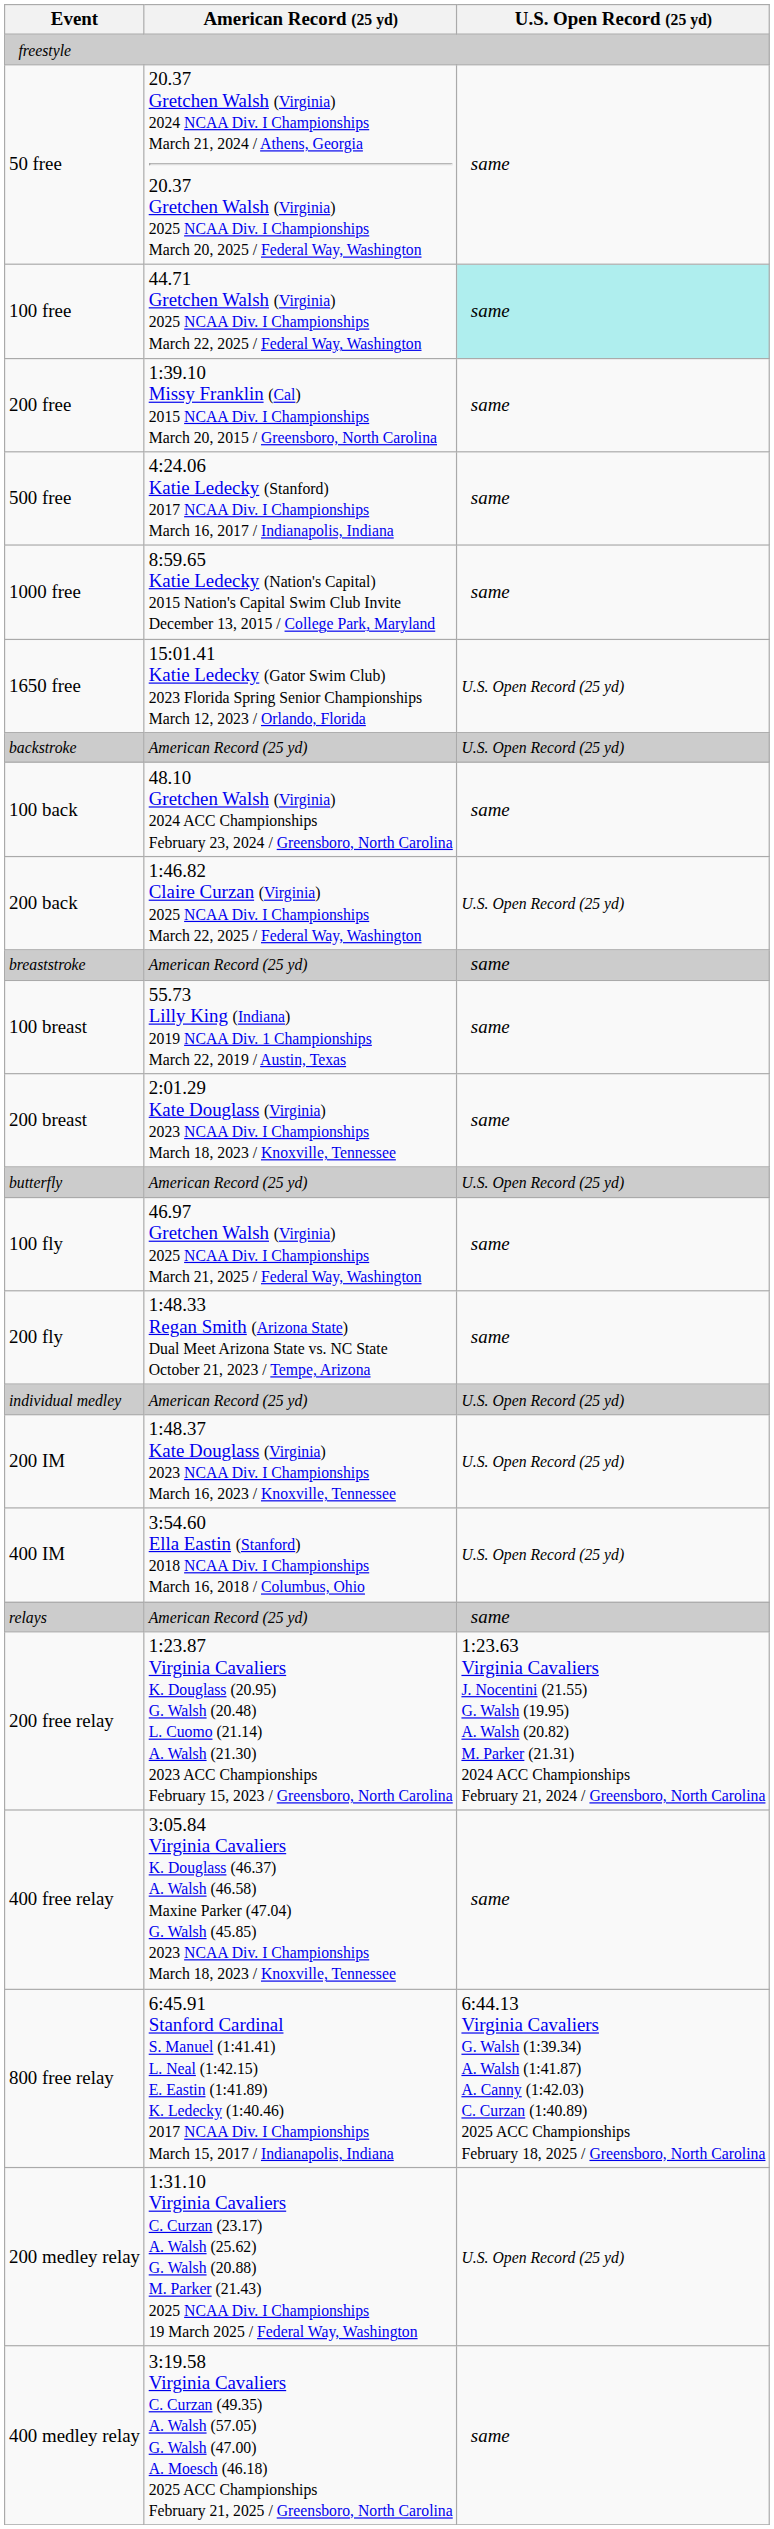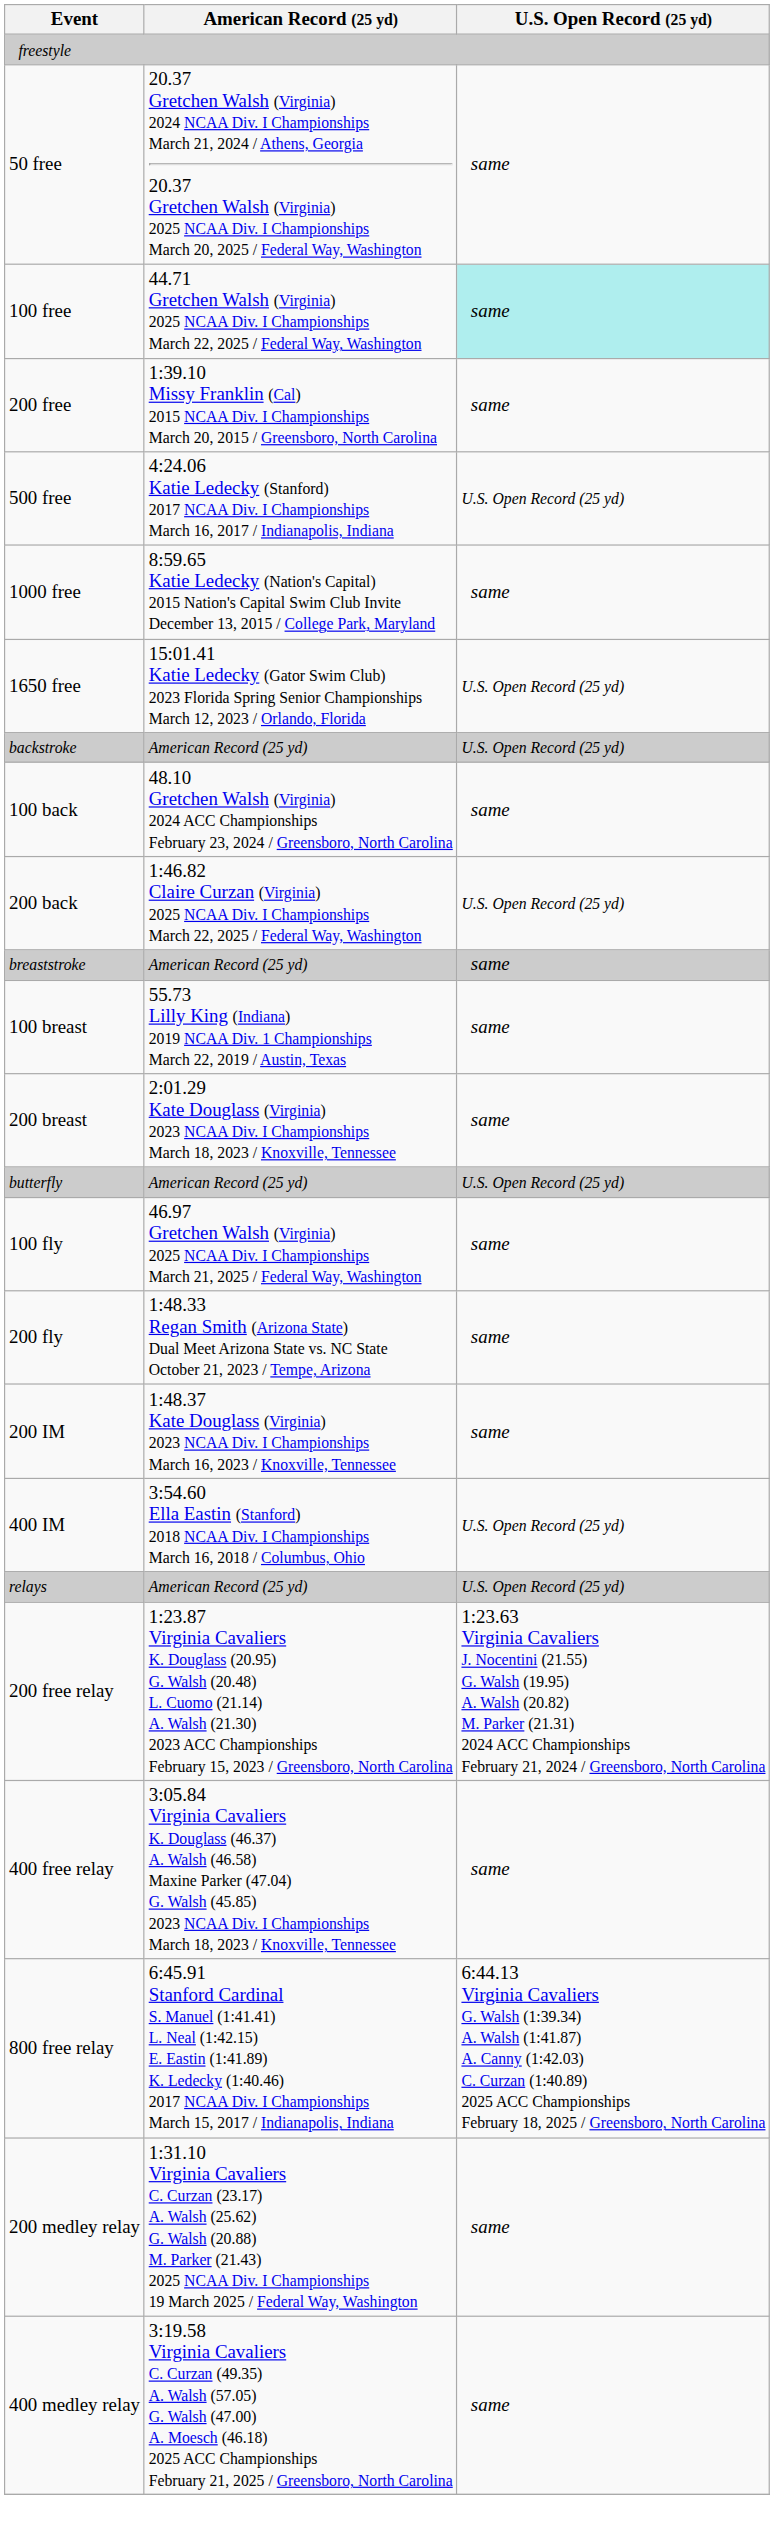(486, 498) same -> (543, 499) U.S. Open Record (25 yd)
- row: (65, 1400)
(543, 1462) U.S. Open Record (25 yd) -> (486, 1431) same
(486, 1616) same -> (543, 1587) U.S. Open Record (25 yd)
(543, 2257) U.S. Open Record (25 yd) -> (486, 2226) same
